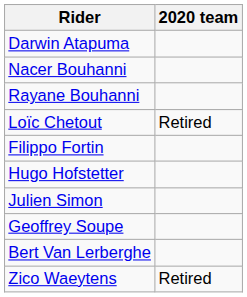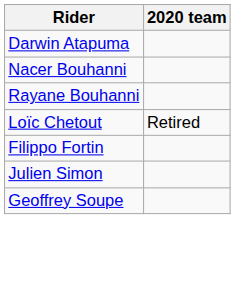- row: (66, 174)
- row: (80, 252)
- row: (63, 278)
